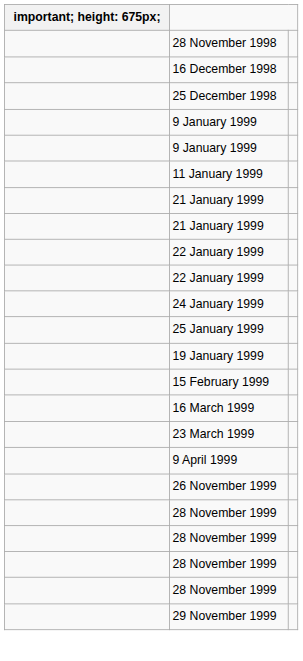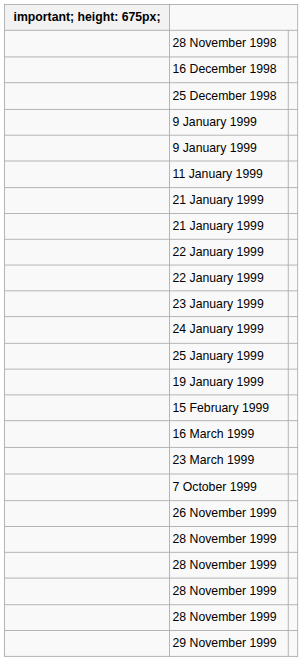+ row: (87, 304)
- row: (87, 461)
+ row: (87, 487)
